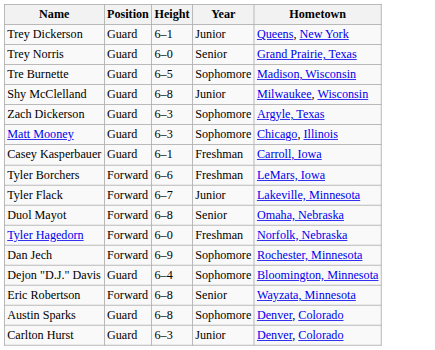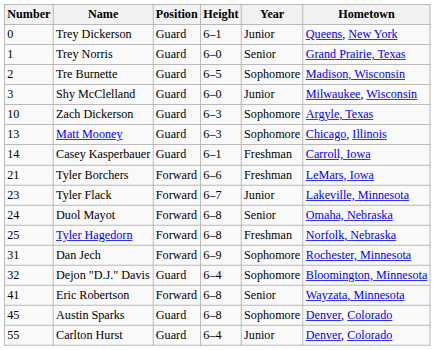+ column: (29, 14)
(164, 94) 6–8 -> (212, 94) 6–0
(164, 235) 6–0 -> (212, 235) 6–8
(164, 335) 6–3 -> (212, 335) 6–4
